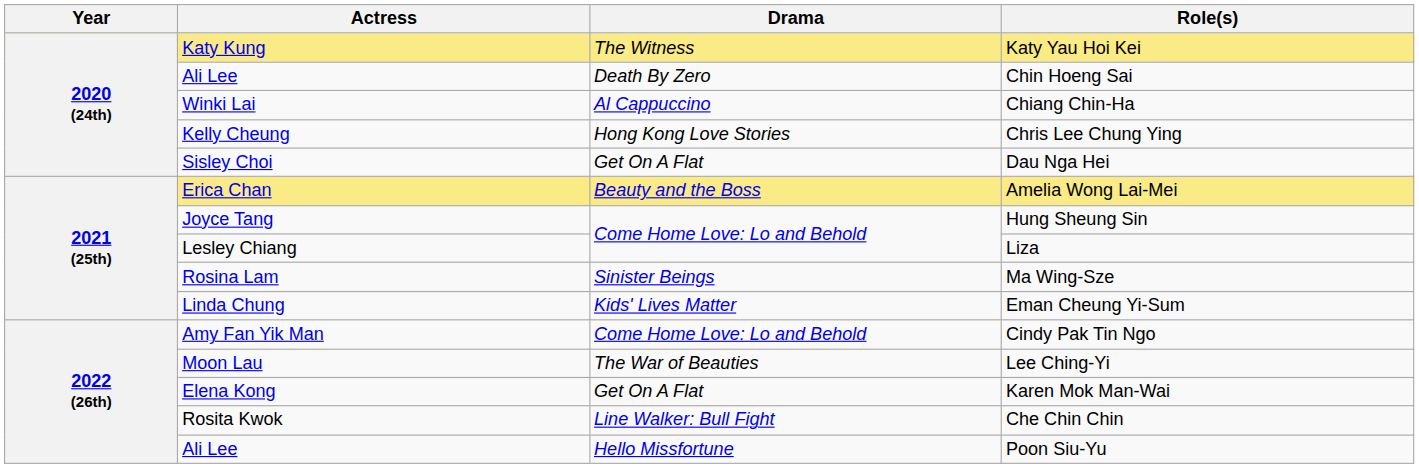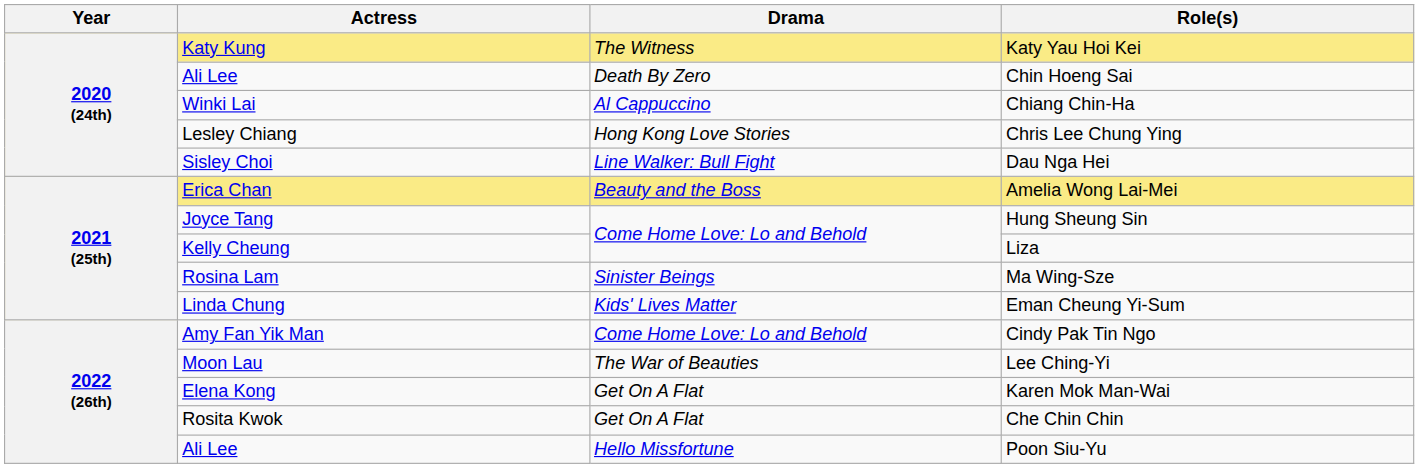(236, 133) Kelly Cheung -> (239, 133) Lesley Chiang
(649, 162) Get On A Flat -> (684, 162) Line Walker: Bull Fight
(239, 248) Lesley Chiang -> (236, 248) Kelly Cheung
(684, 420) Line Walker: Bull Fight -> (649, 420) Get On A Flat
